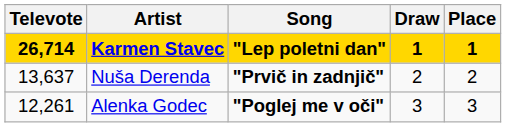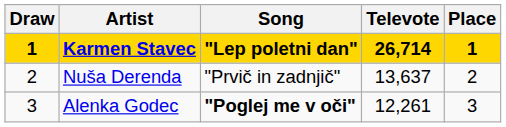columns swapped: (417, 19) <-> (46, 19)
(308, 77) bold -> (272, 77) normal
